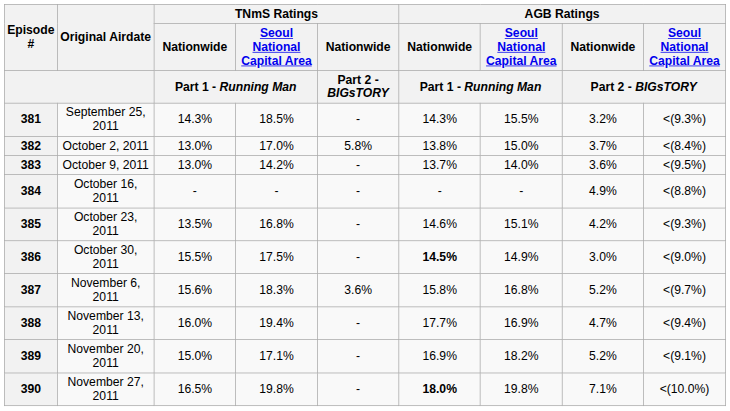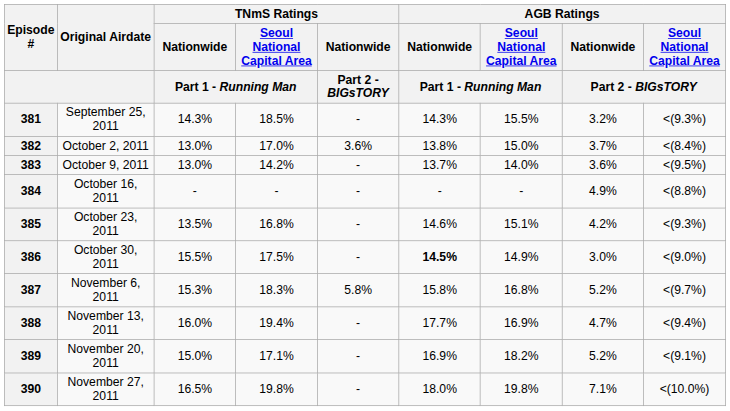(358, 146) 5.8% -> (358, 146) 3.6%
(195, 290) 15.6% -> (195, 290) 15.3%
(358, 290) 3.6% -> (358, 290) 5.8%
(440, 389) bold -> (440, 389) normal
